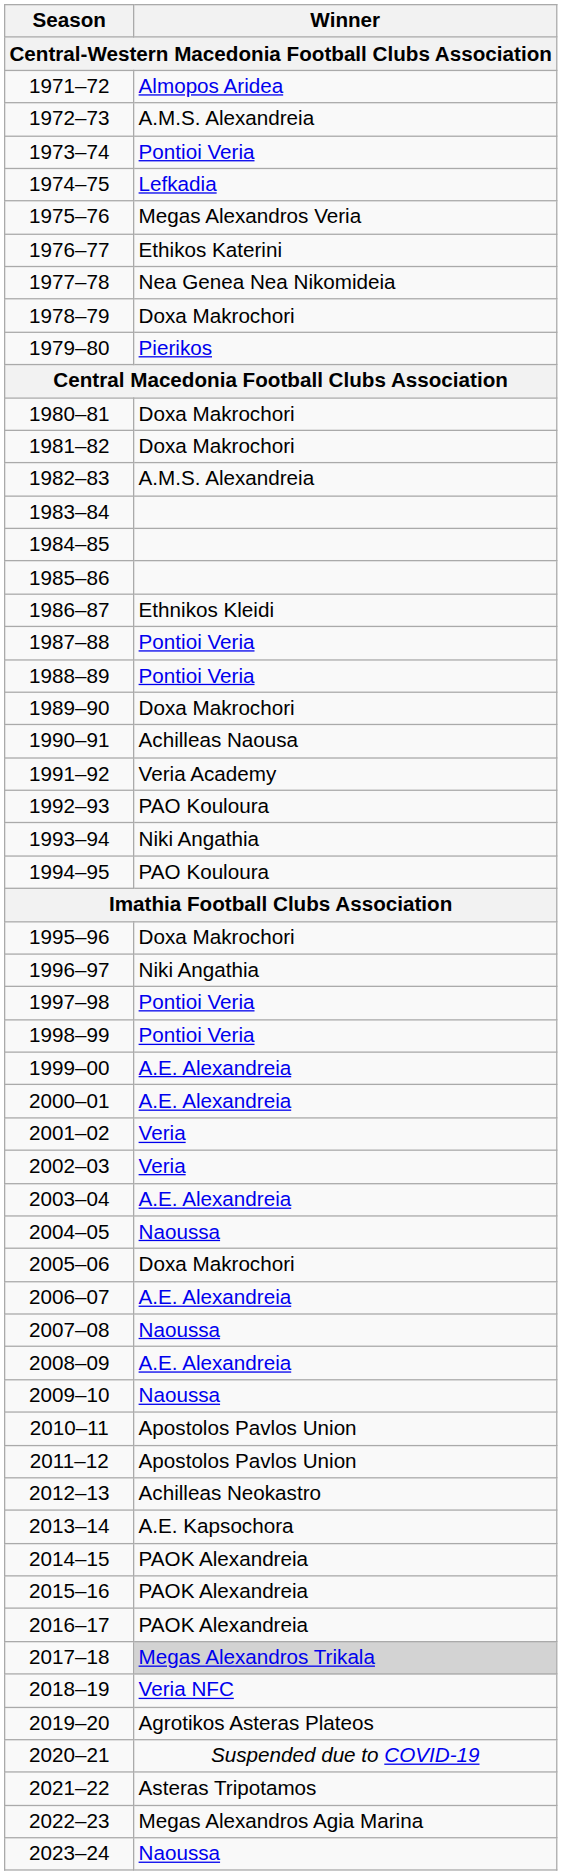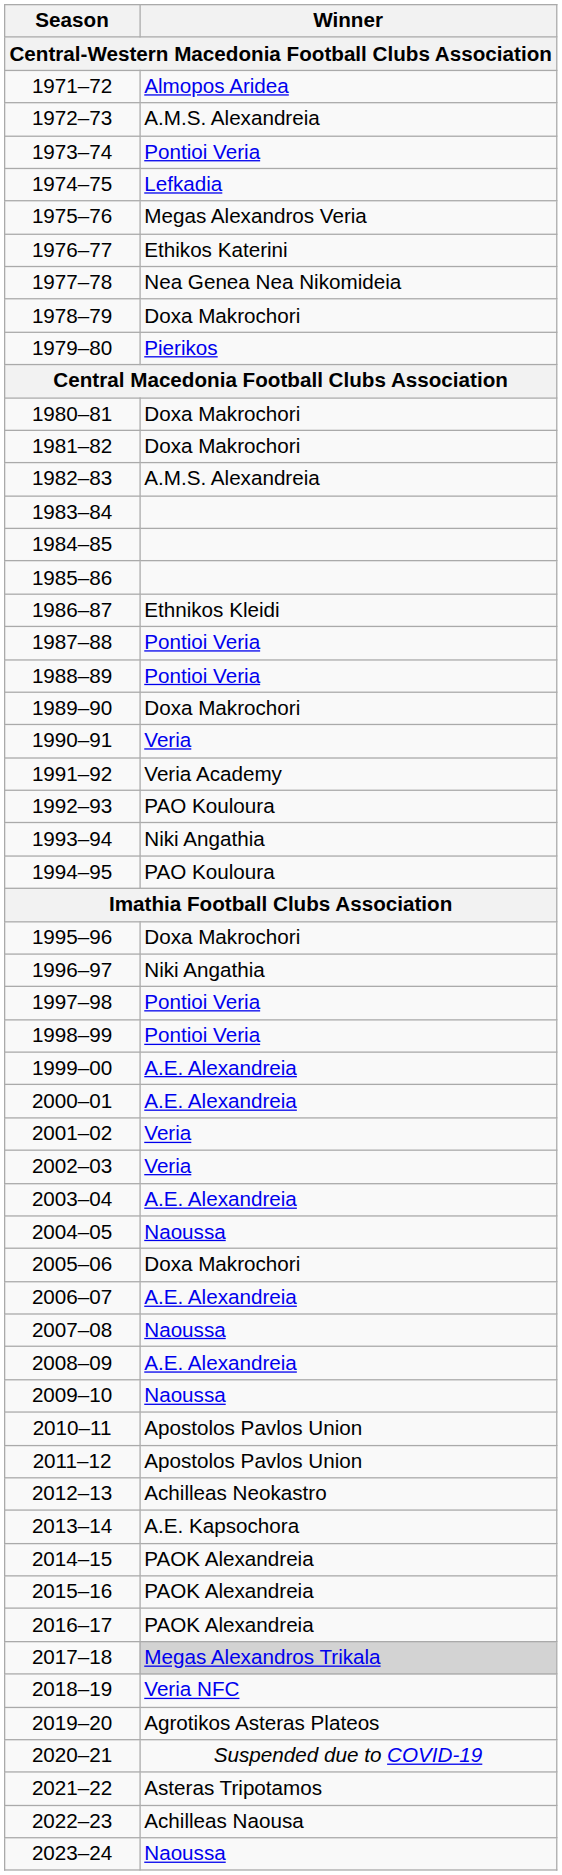(218, 741) Achilleas Naousa -> (168, 741) Veria
(281, 1821) Megas Alexandros Agia Marina -> (224, 1821) Achilleas Naousa
